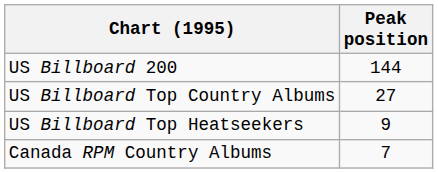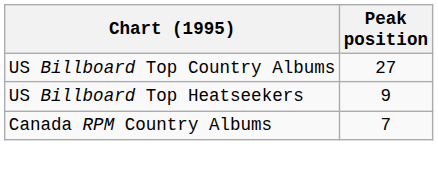- row: (93, 68)
